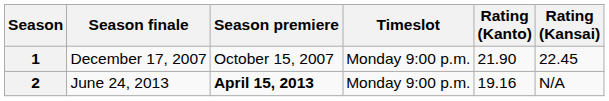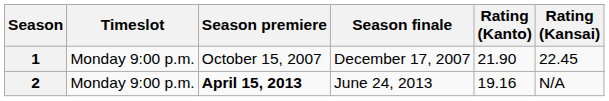columns swapped: (408, 25) <-> (139, 25)
